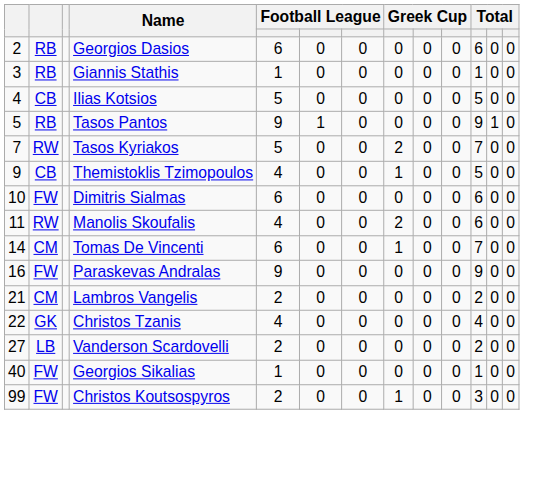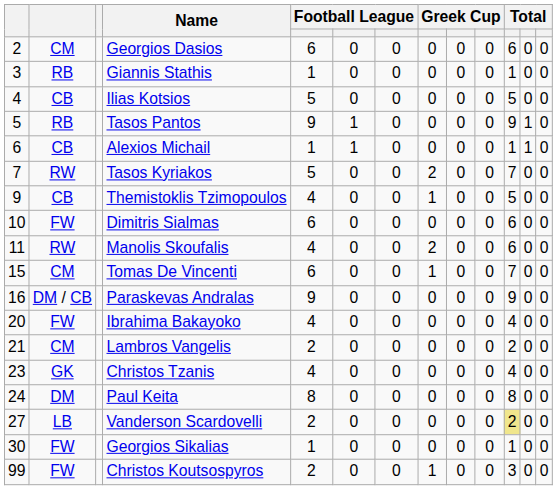(46, 49) RB -> (62, 49) CM
+ row: (158, 148)
(17, 247) 14 -> (17, 272) 15
(46, 272) FW -> (62, 297) DM / CB
+ row: (174, 322)
(17, 322) 22 -> (17, 372) 23
+ row: (142, 397)
(479, 347) no background -> (512, 422) khaki background
(17, 372) 40 -> (17, 446) 30
